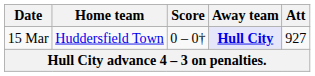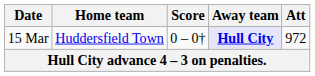(296, 37) 927 -> (296, 37) 972
